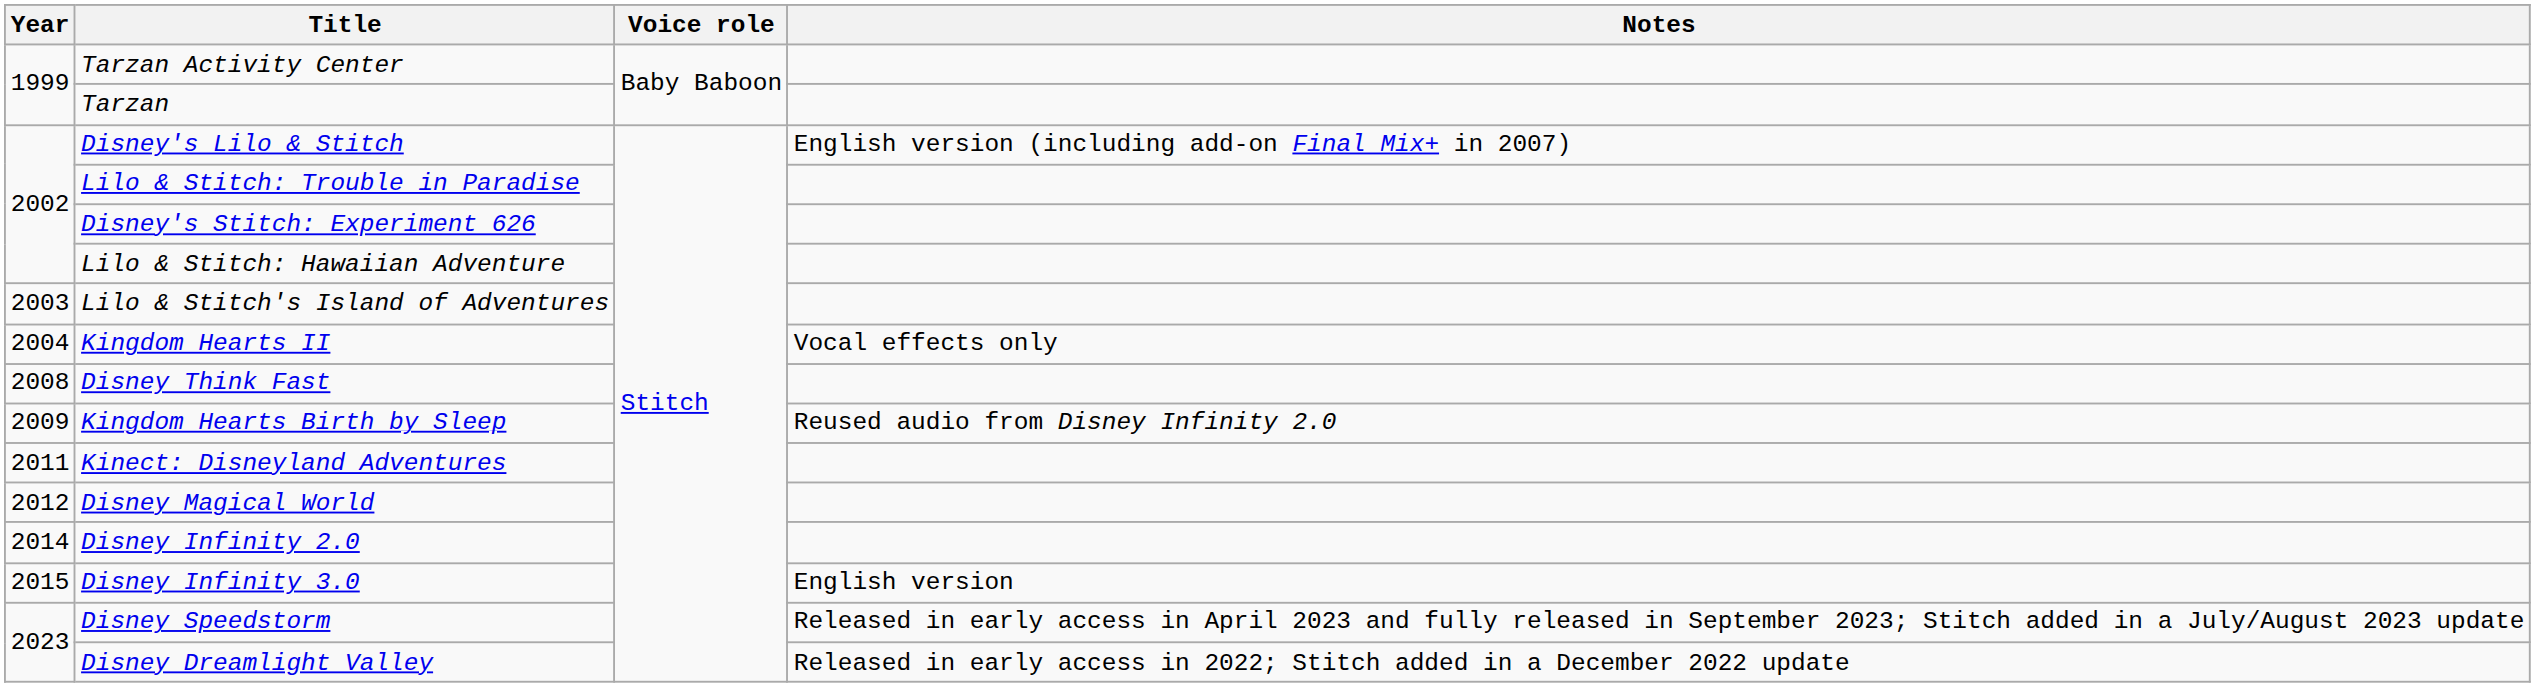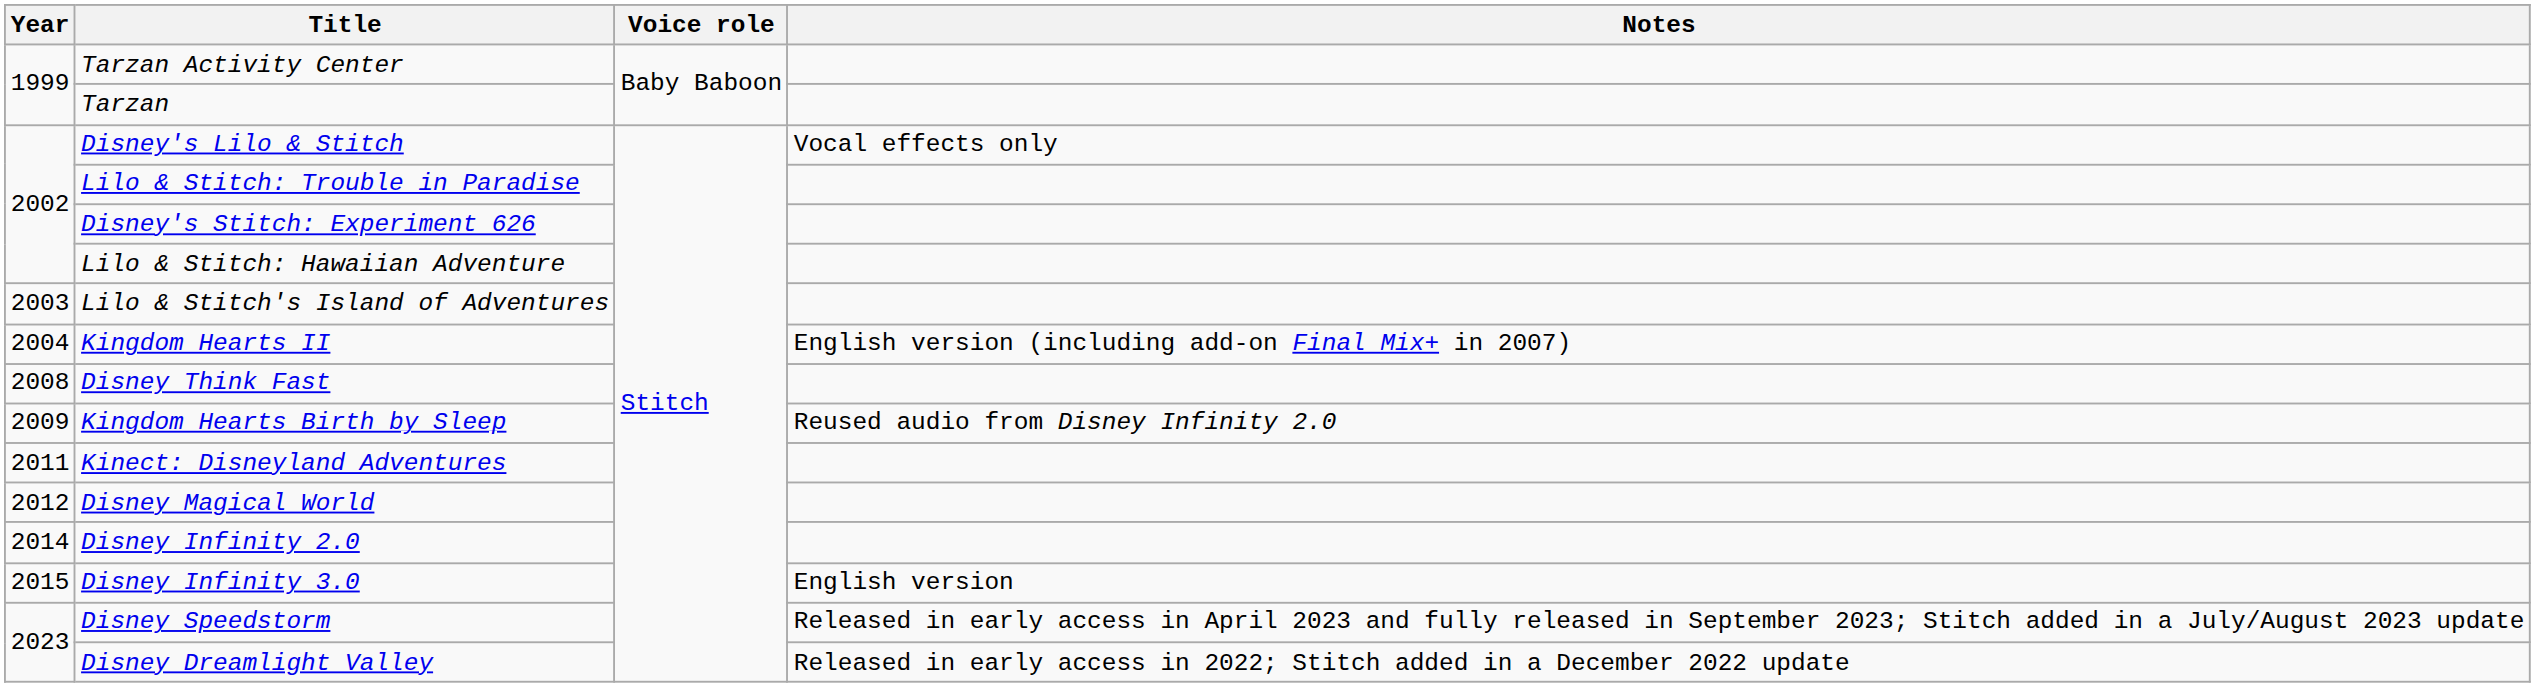(1182, 144) English version (including add-on Final Mix+ in 2007) -> (926, 144) Vocal effects only
(926, 344) Vocal effects only -> (1182, 344) English version (including add-on Final Mix+ in 2007)
